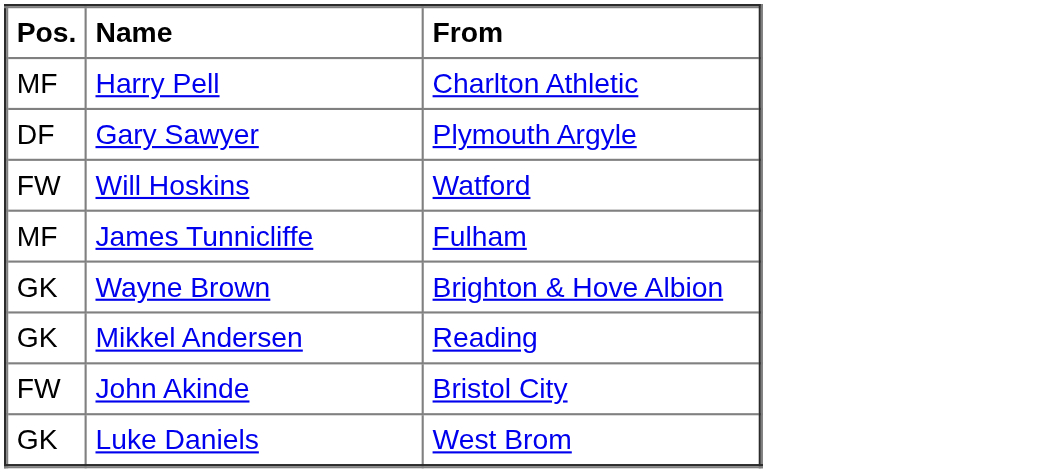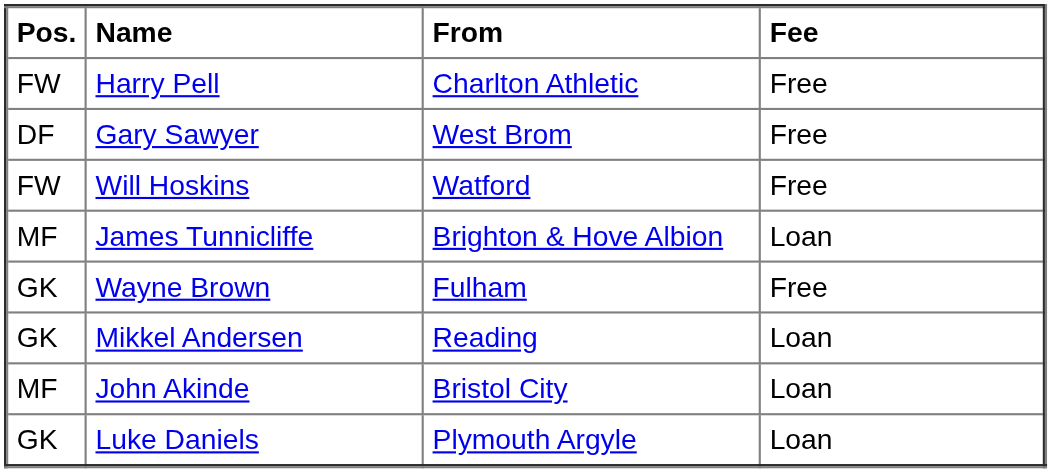+ column: (794, 33)
(37, 83) MF -> (39, 83) FW
(535, 134) Plymouth Argyle -> (502, 134) West Brom
(480, 236) Fulham -> (578, 236) Brighton & Hove Albion
(578, 287) Brighton & Hove Albion -> (480, 287) Fulham
(39, 389) FW -> (37, 389) MF
(502, 440) West Brom -> (535, 440) Plymouth Argyle
